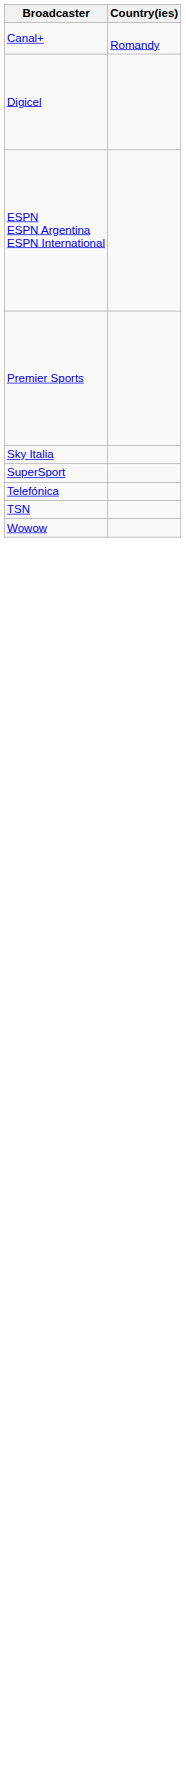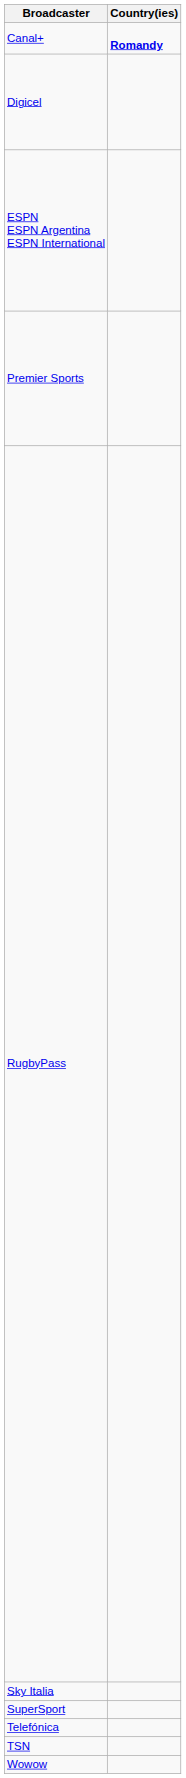(135, 44) normal -> (137, 44) bold
+ row: (36, 1064)
